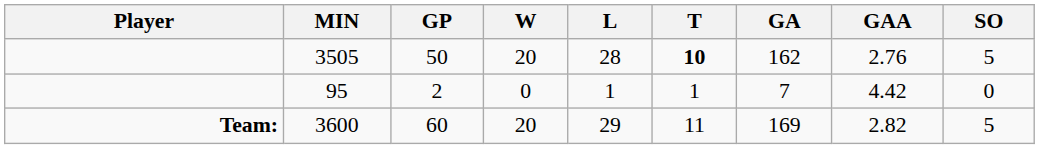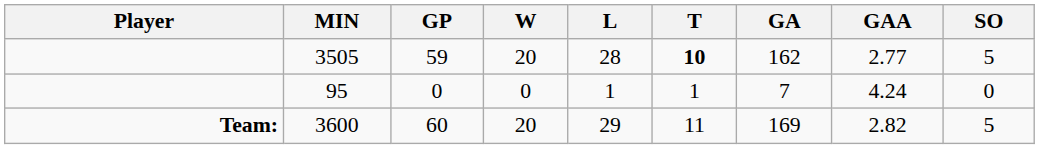(437, 56) 50 -> (437, 56) 59
(887, 56) 2.76 -> (887, 56) 2.77
(437, 90) 2 -> (437, 90) 0
(887, 90) 4.42 -> (887, 90) 4.24
